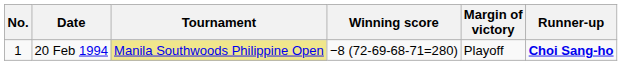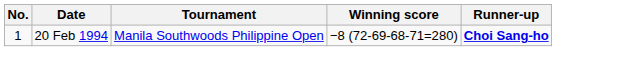- column: (493, 22)
(219, 50) khaki background -> (219, 36) no background
